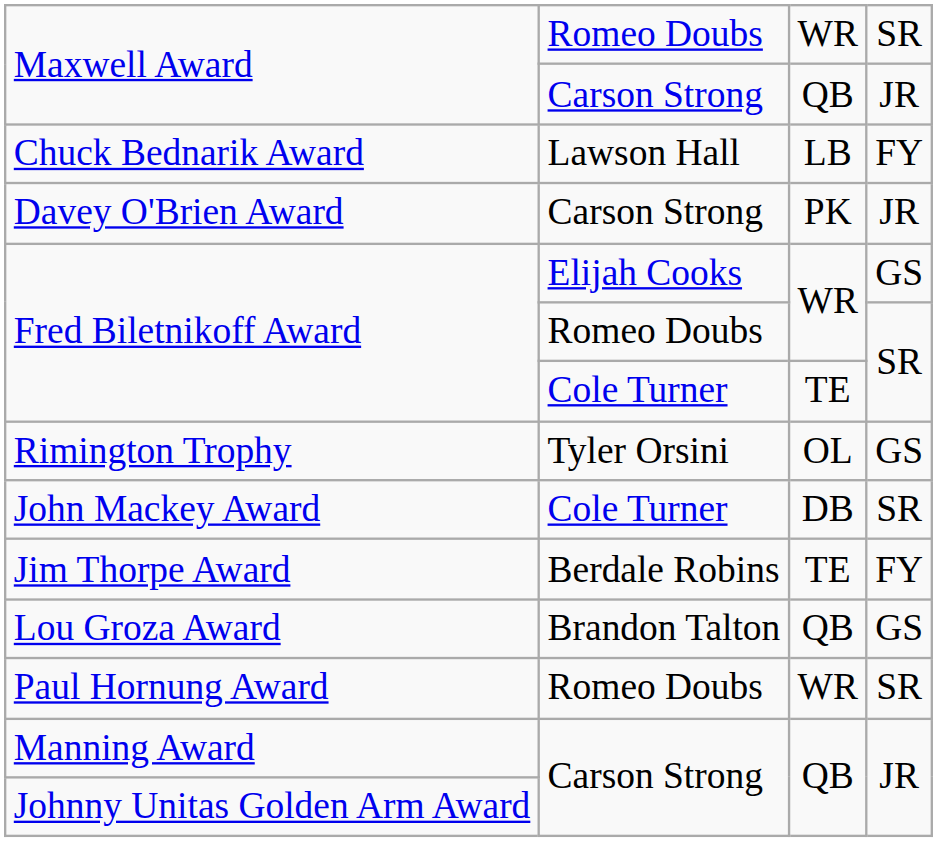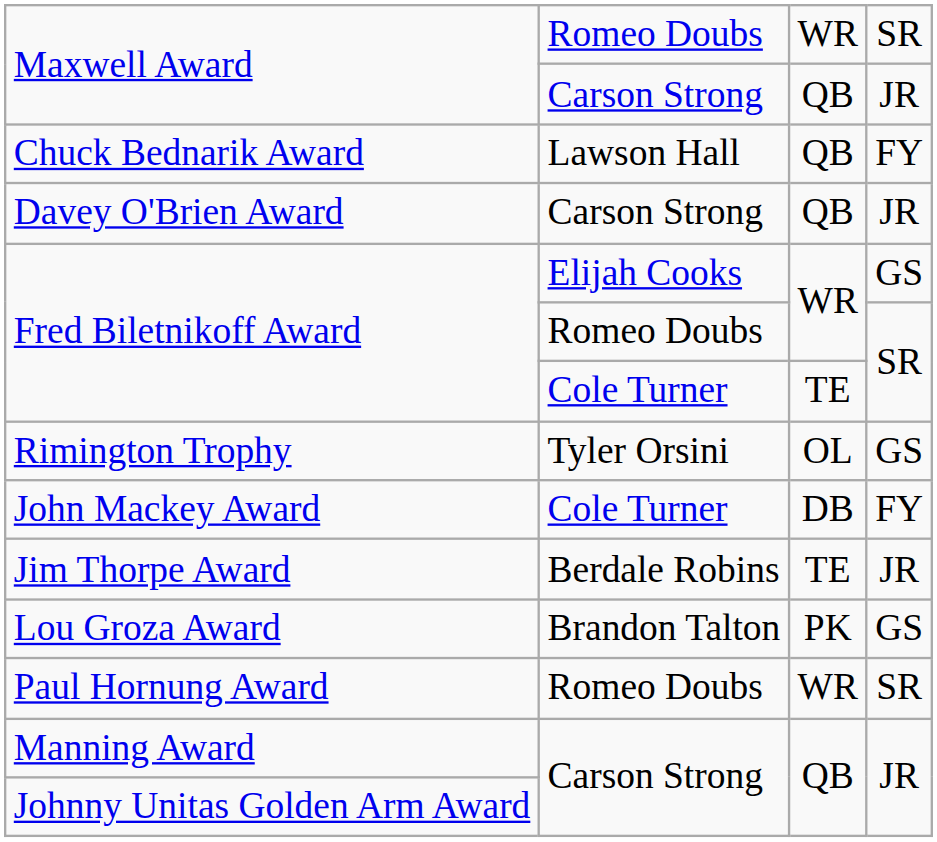(828, 152) LB -> (828, 152) QB
(828, 212) PK -> (828, 212) QB
(899, 509) SR -> (899, 509) FY
(899, 568) FY -> (899, 568) JR
(828, 627) QB -> (828, 627) PK
